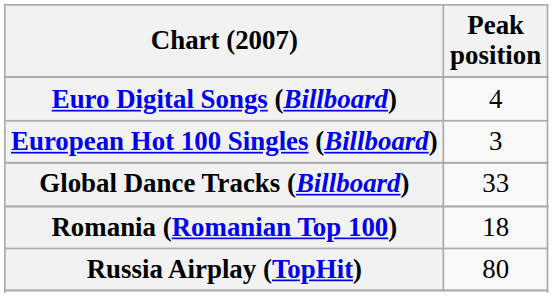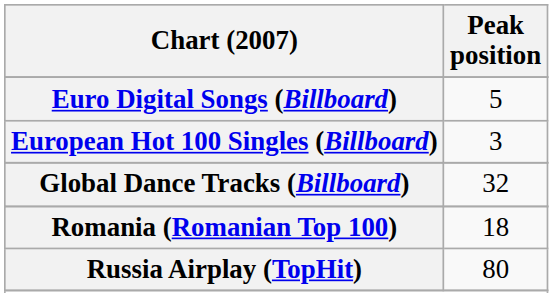(496, 98) 4 -> (496, 98) 5
(496, 183) 33 -> (496, 183) 32
